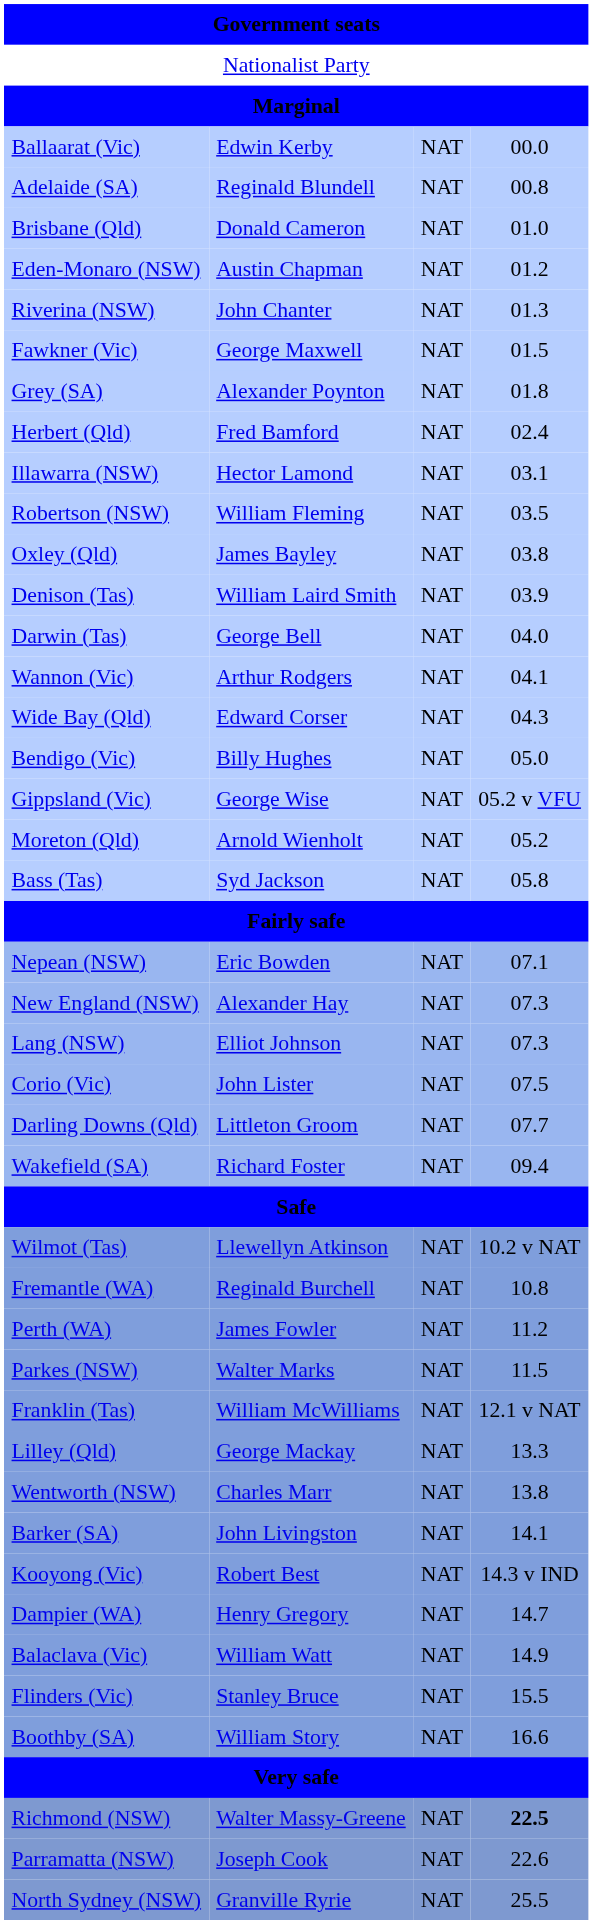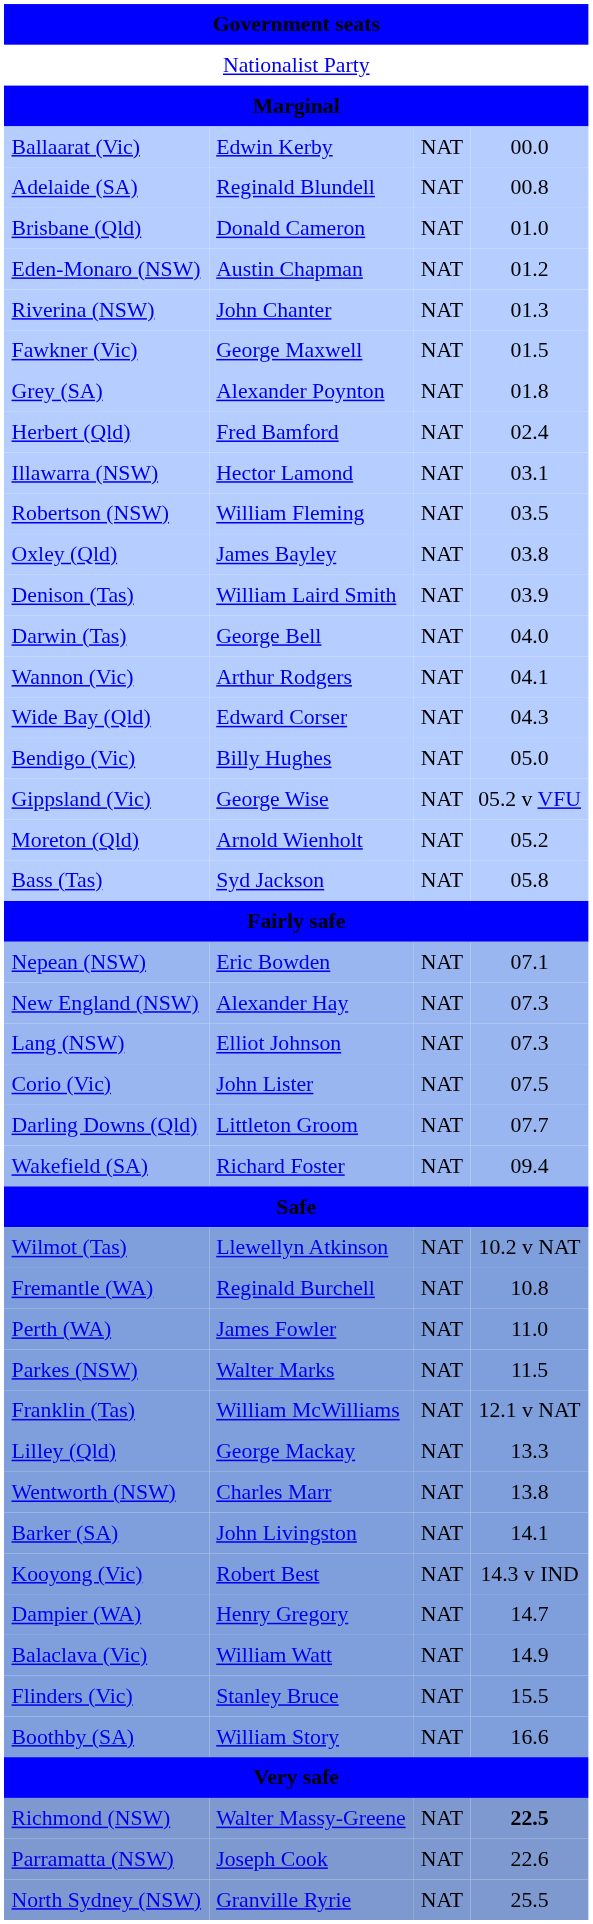(530, 1328) 11.2 -> (530, 1328) 11.0
